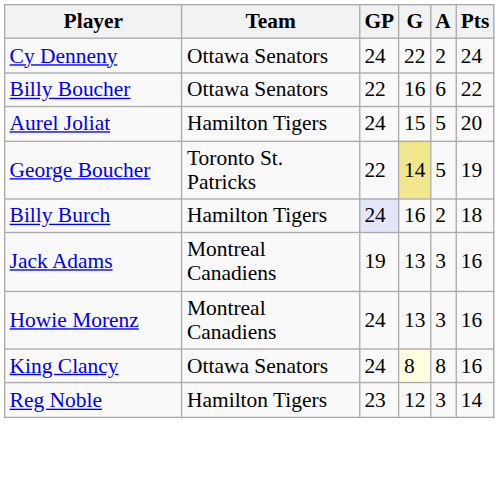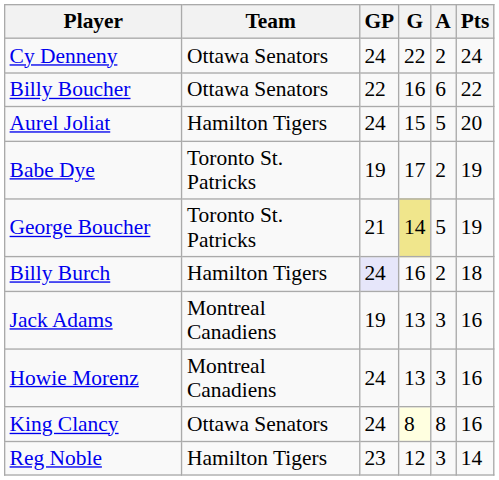+ row: (52, 169)
(375, 169) 22 -> (375, 227) 21
